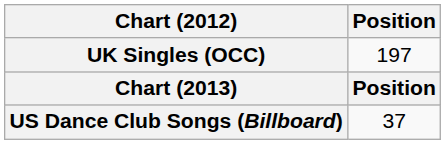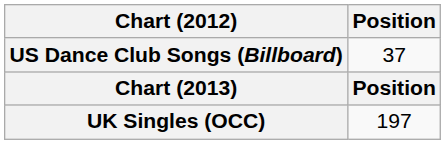rows swapped: (176, 54) <-> (176, 121)
